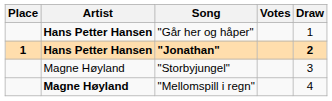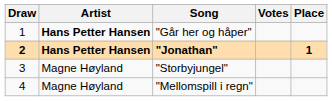columns swapped: (310, 13) <-> (23, 13)
(86, 86) bold -> (82, 86) normal
